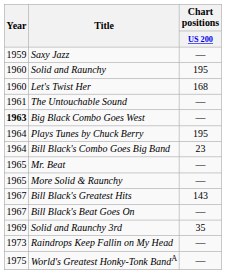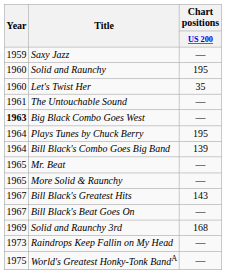(200, 86) 168 -> (200, 86) 35
(200, 149) 23 -> (200, 149) 139
(200, 228) 35 -> (200, 228) 168
